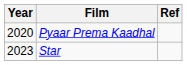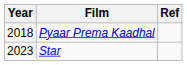(20, 32) 2020 -> (20, 32) 2018
